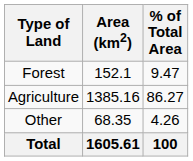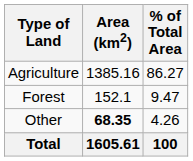rows swapped: (43, 96) <-> (43, 73)
(113, 120) normal -> (113, 120) bold
